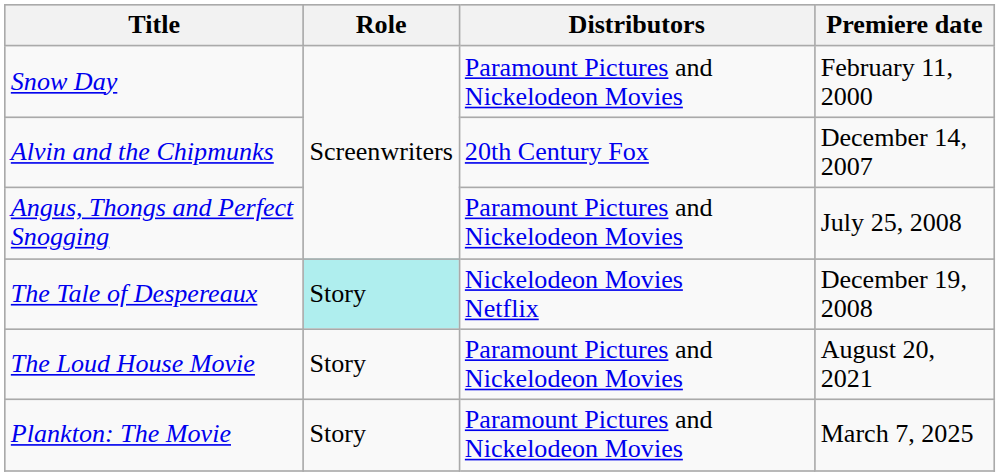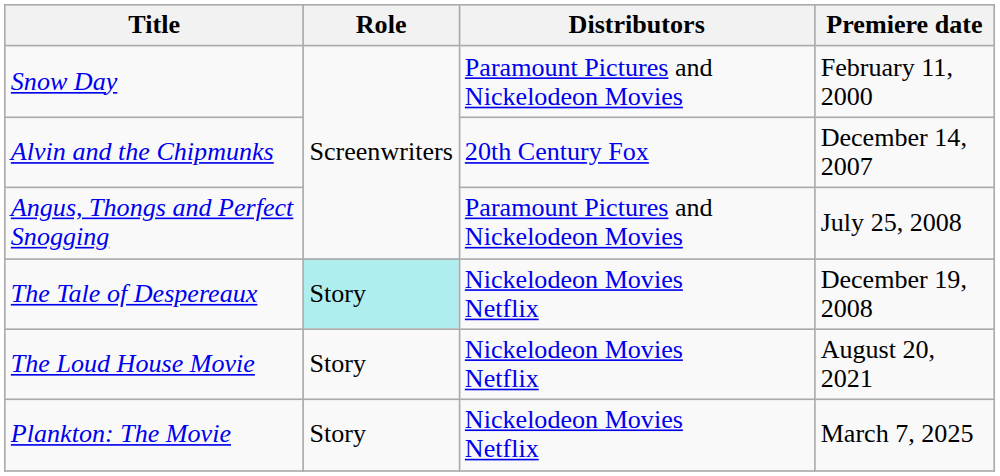(589, 364) Paramount Pictures and Nickelodeon Movies -> (574, 364) Nickelodeon Movies Netflix
(589, 434) Paramount Pictures and Nickelodeon Movies -> (574, 434) Nickelodeon Movies Netflix
